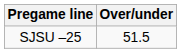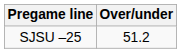(136, 37) 51.5 -> (136, 37) 51.2
